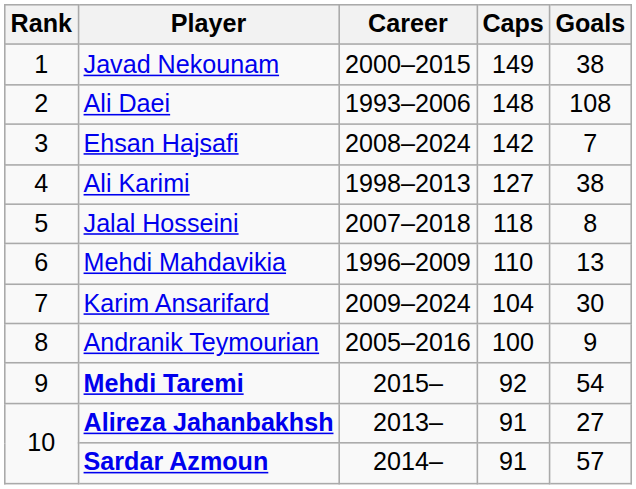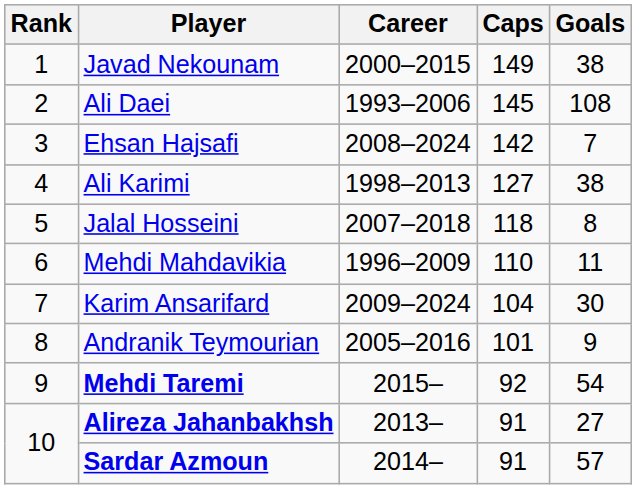(513, 104) 148 -> (513, 104) 145
(590, 263) 13 -> (590, 263) 11
(513, 343) 100 -> (513, 343) 101
